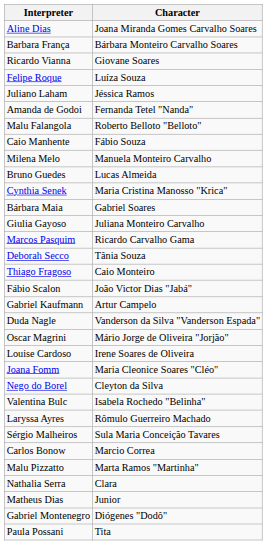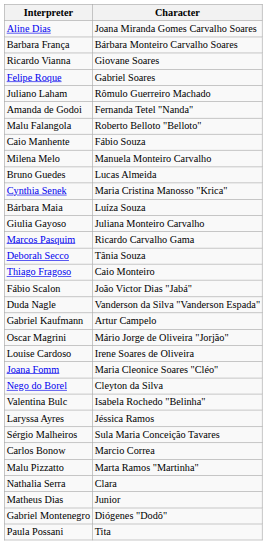(120, 77) Luíza Souza -> (125, 77) Gabriel Soares
(124, 93) Jéssica Ramos -> (153, 93) Rômulo Guerreiro Machado
(125, 207) Gabriel Soares -> (120, 207) Luíza Souza
rows swapped: (45, 304) <-> (31, 321)
(153, 418) Rômulo Guerreiro Machado -> (124, 418) Jéssica Ramos
